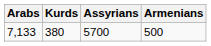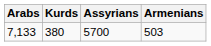(154, 31) 500 -> (154, 31) 503
